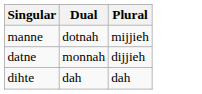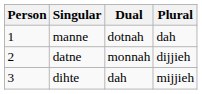+ column: (27, 15)
(130, 36) mijjieh -> (166, 36) dah
(121, 78) dah -> (175, 78) mijjieh
